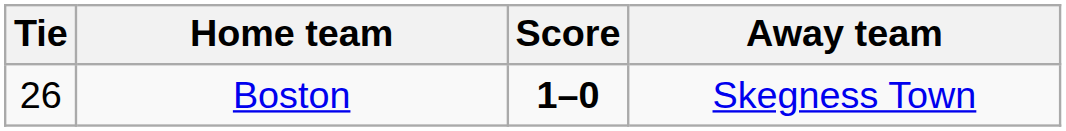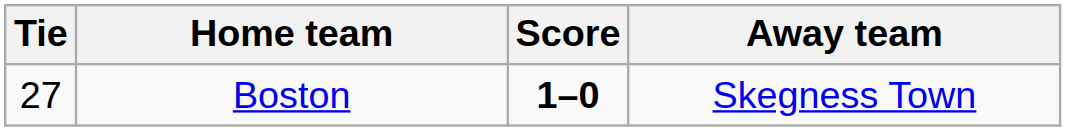(41, 94) 26 -> (41, 94) 27
